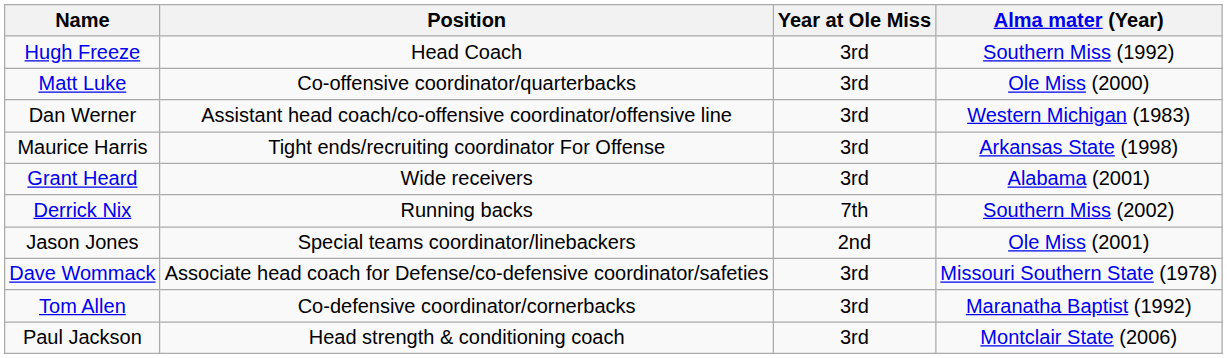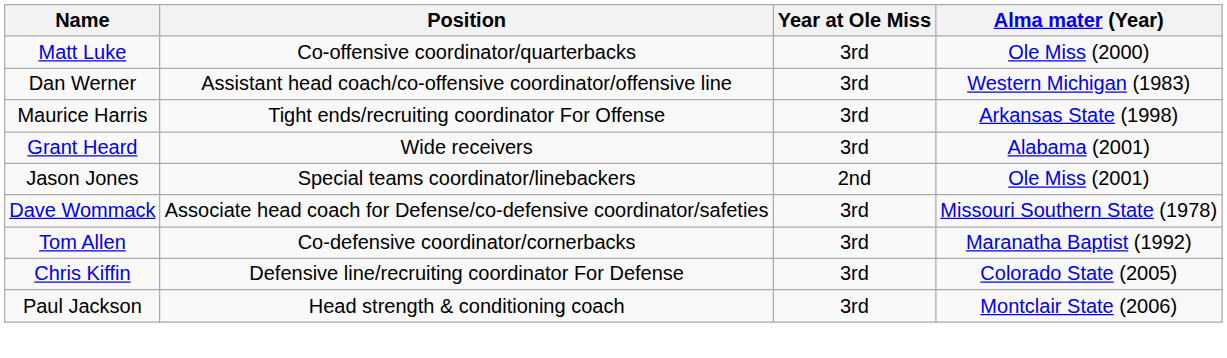- row: (82, 52)
- row: (82, 210)
+ row: (82, 274)
